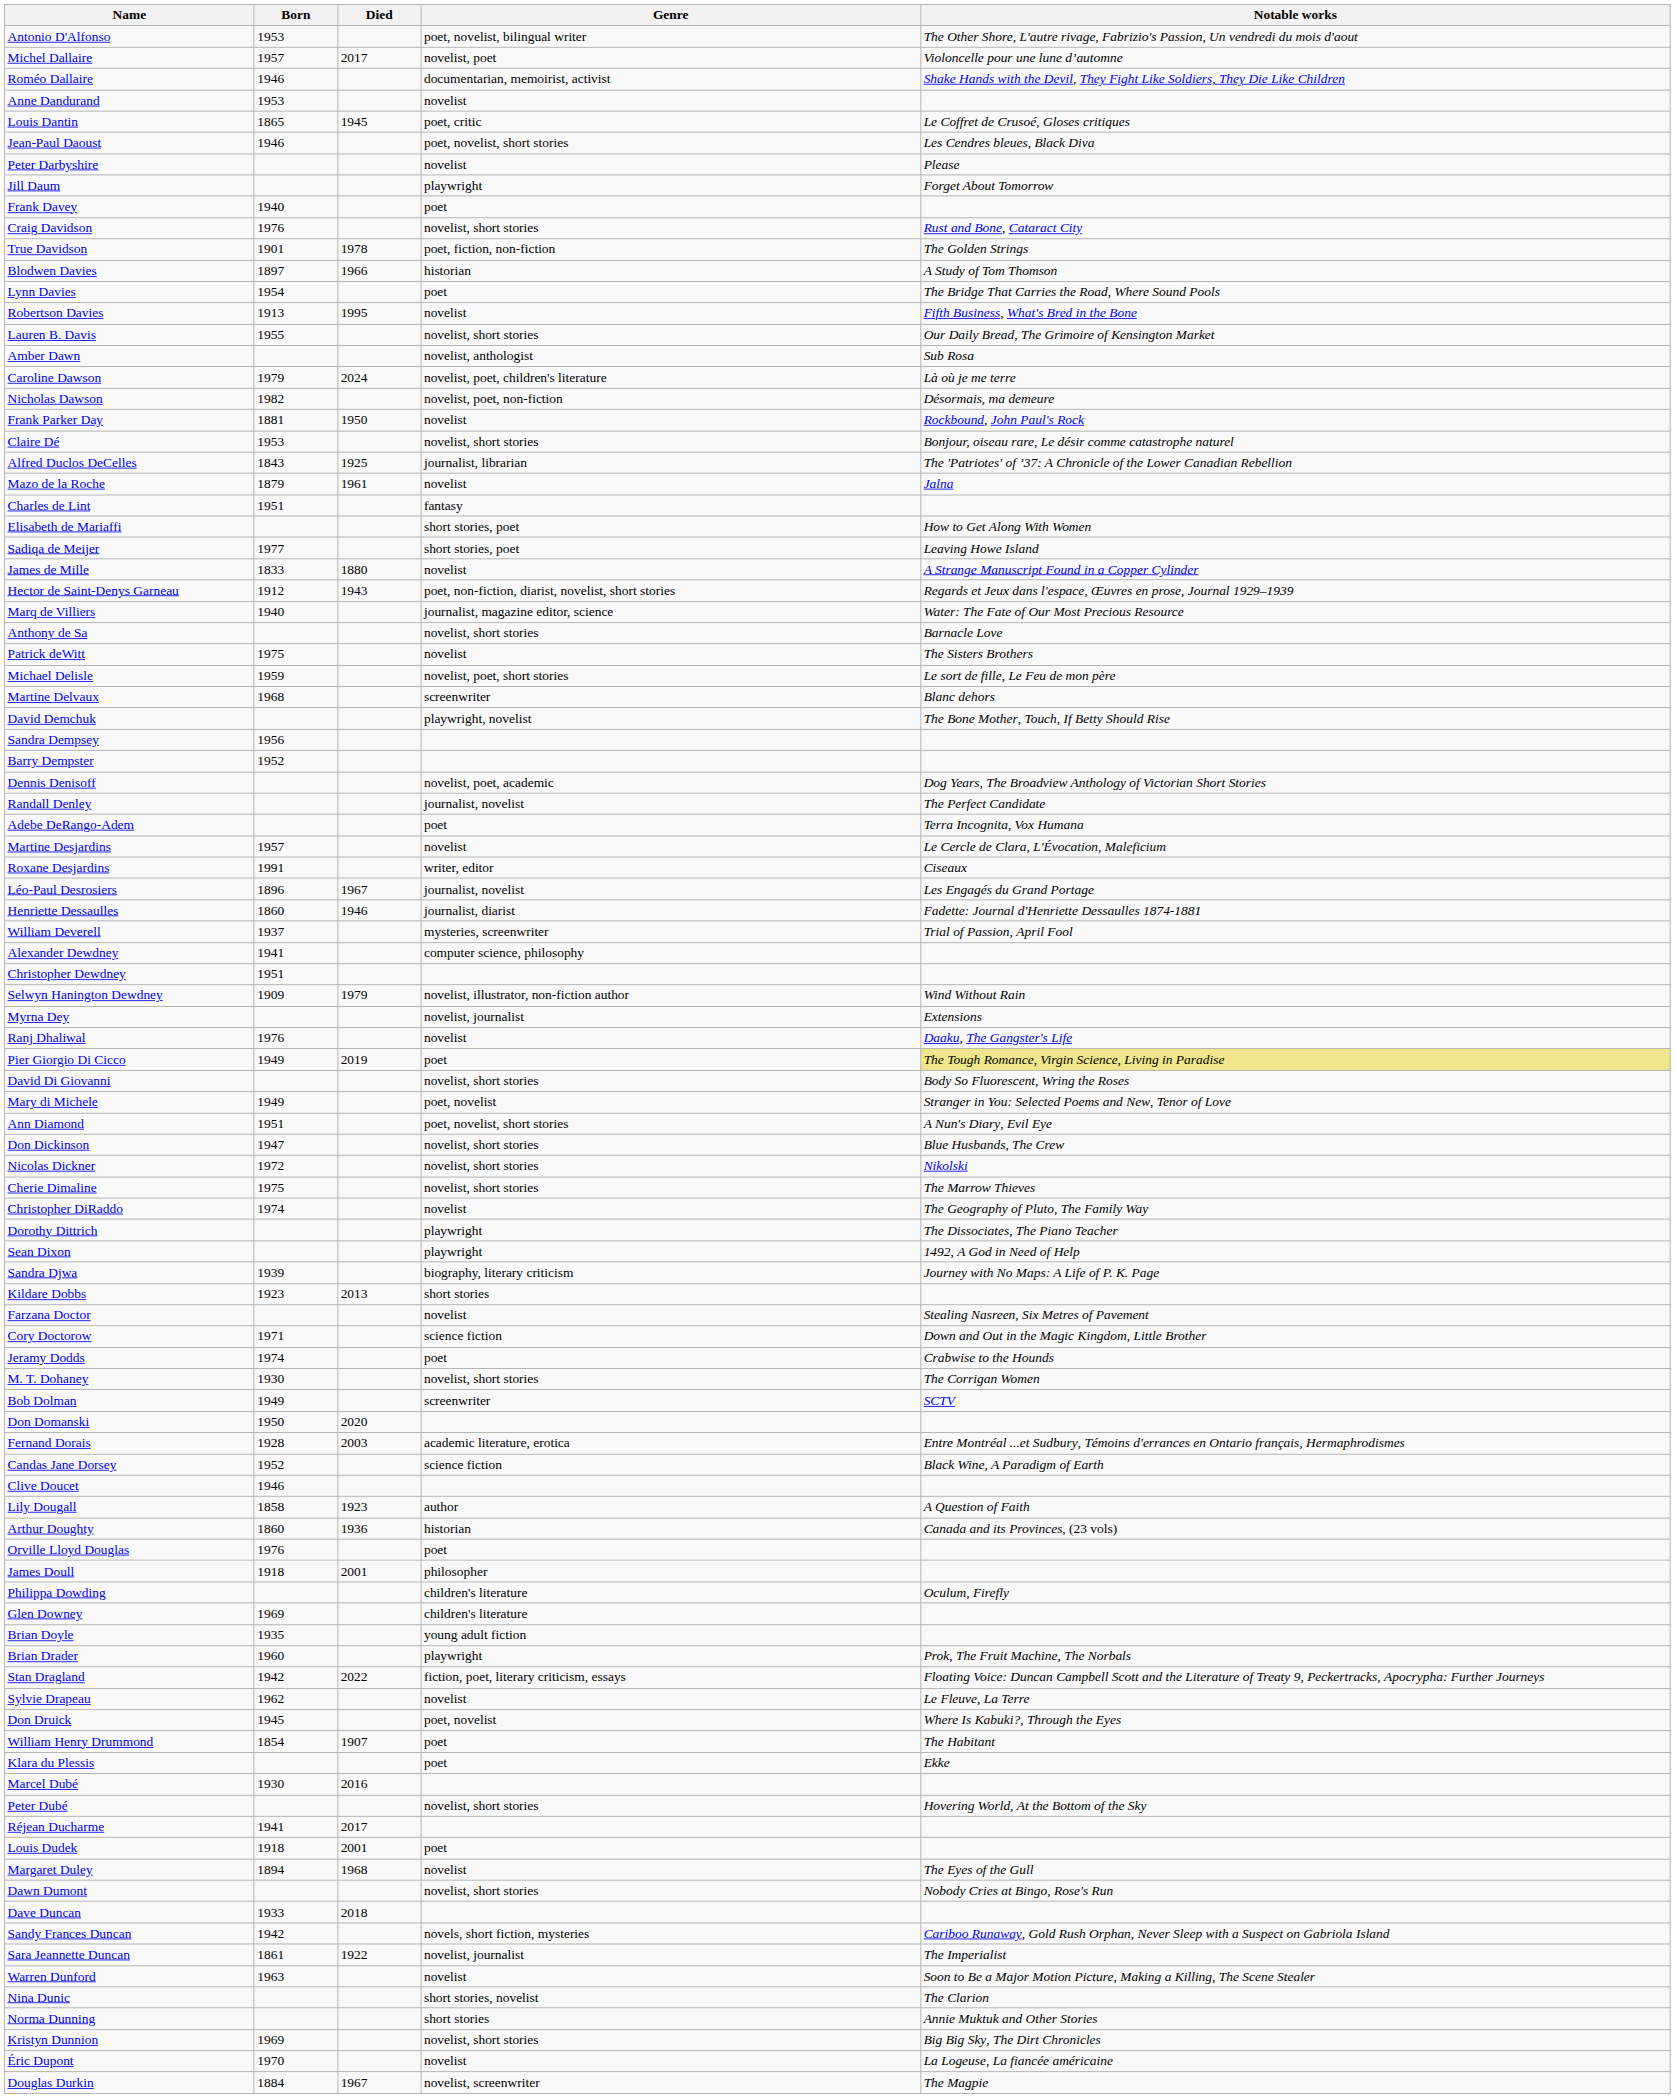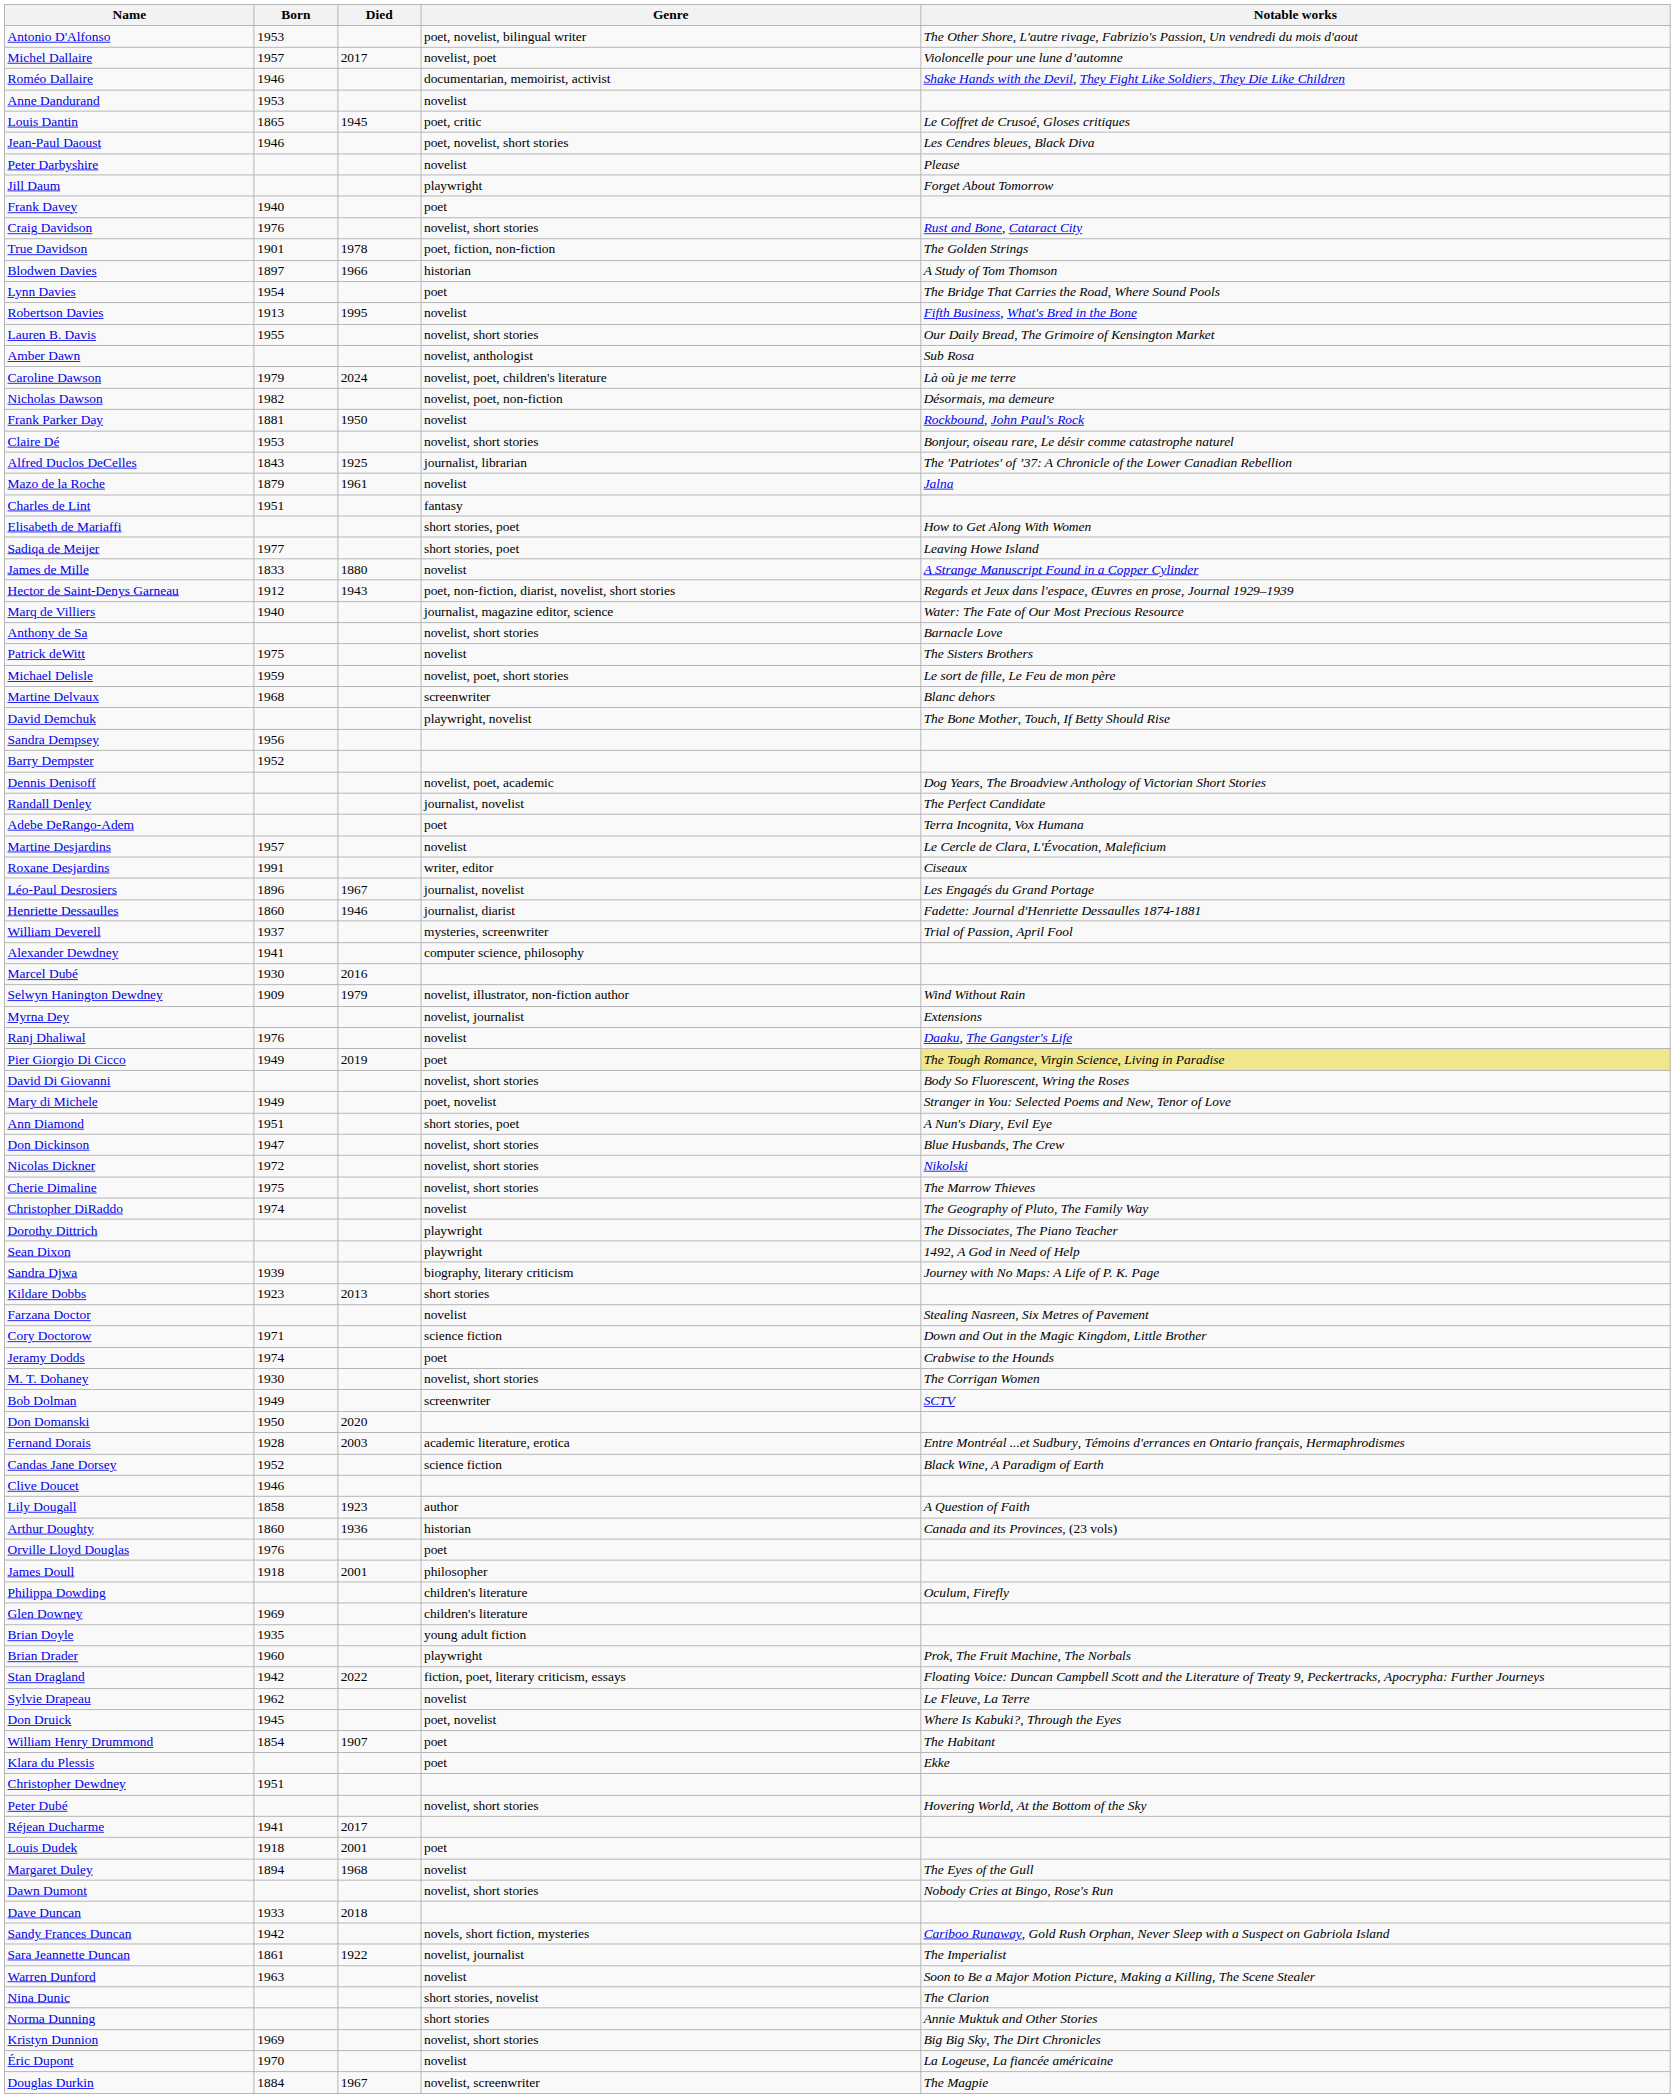rows swapped: (67, 974) <-> (43, 1784)
(496, 1123) poet, novelist, short stories -> (472, 1123) short stories, poet
